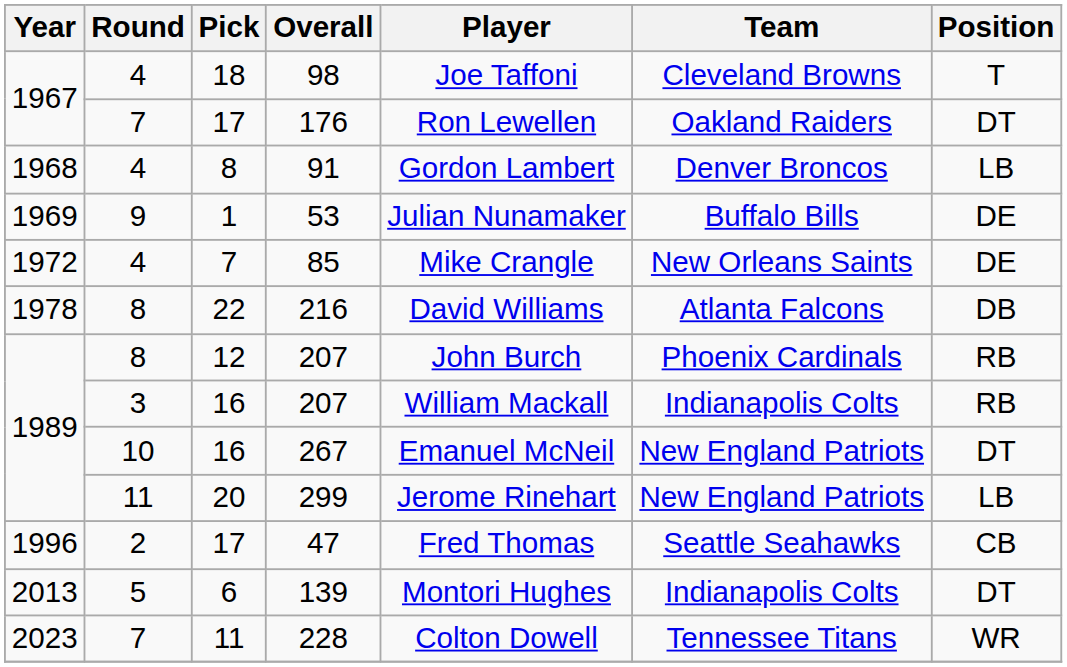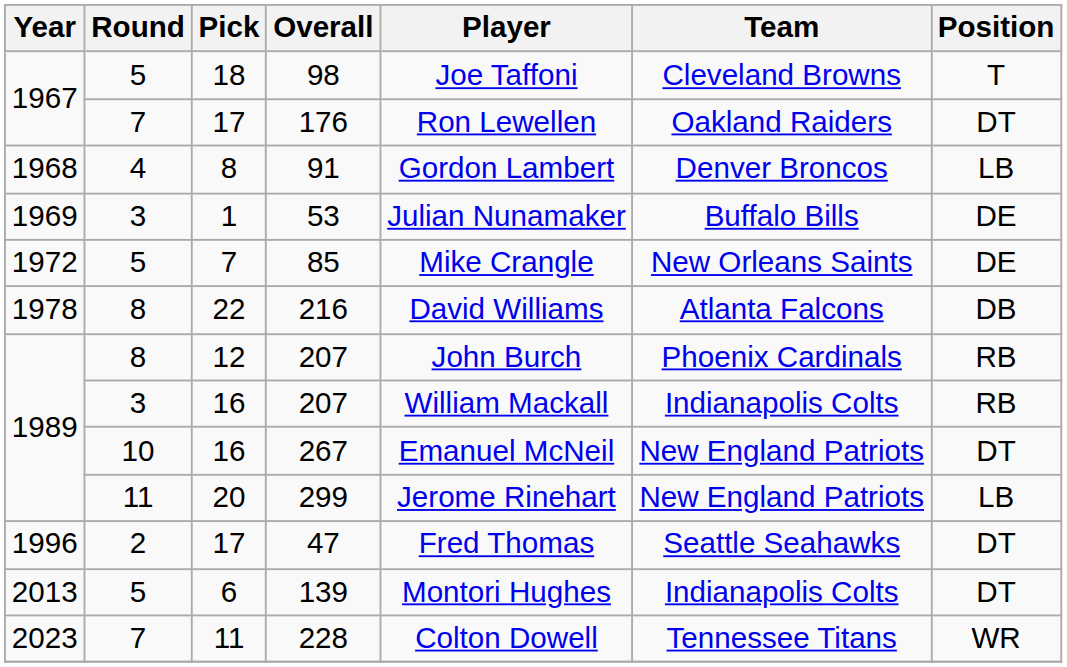(138, 74) 4 -> (138, 74) 5
(138, 215) 9 -> (138, 215) 3
(138, 262) 4 -> (138, 262) 5
(996, 544) CB -> (996, 544) DT
